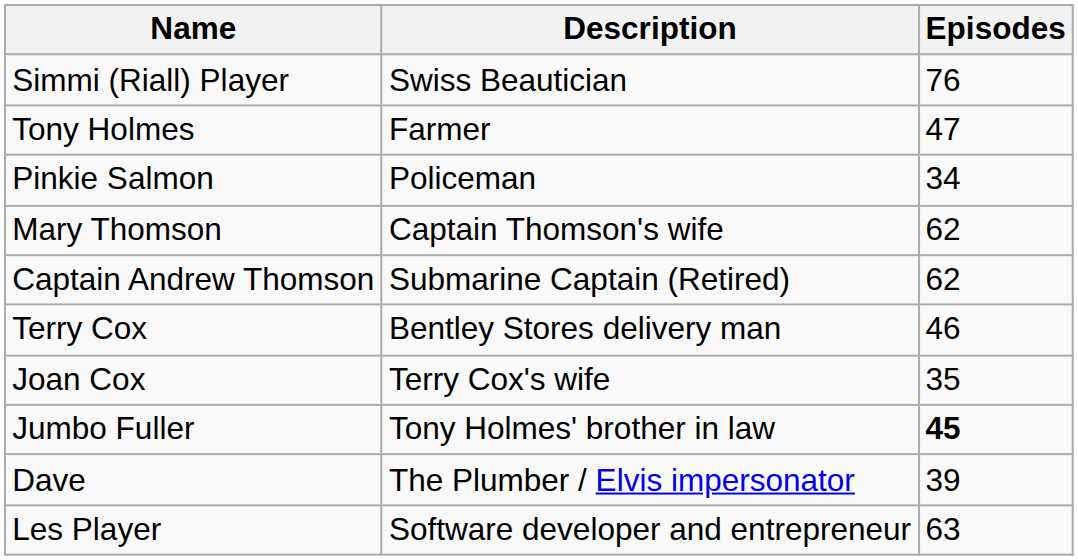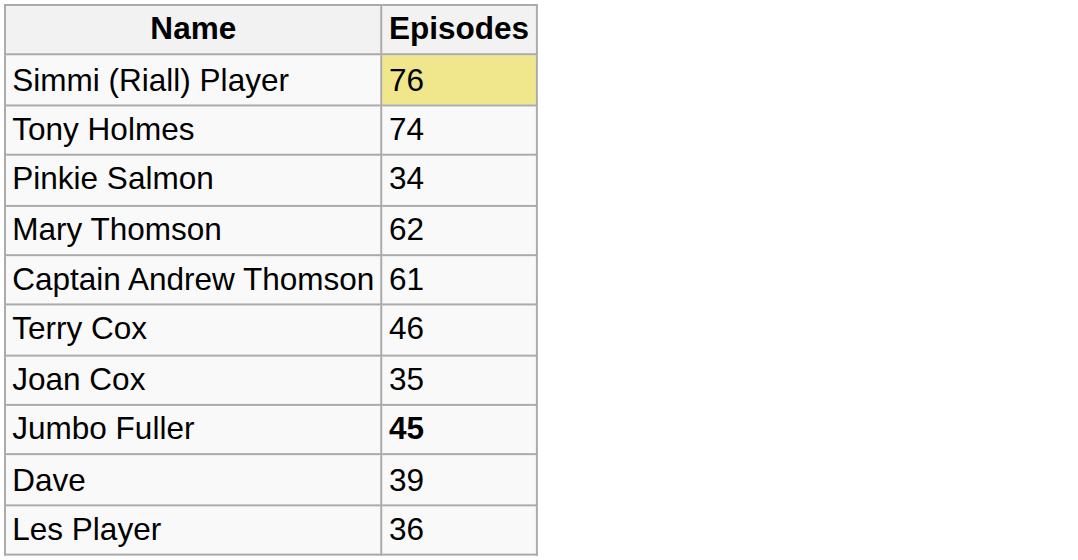- column: (650, 29)
(943, 79) no background -> (406, 79) khaki background
(943, 129) 47 -> (406, 129) 74
(943, 279) 62 -> (406, 279) 61
(943, 529) 63 -> (406, 529) 36
